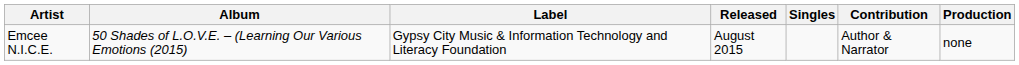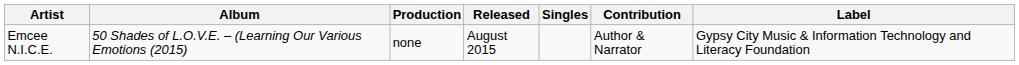columns swapped: (550, 14) <-> (977, 14)
